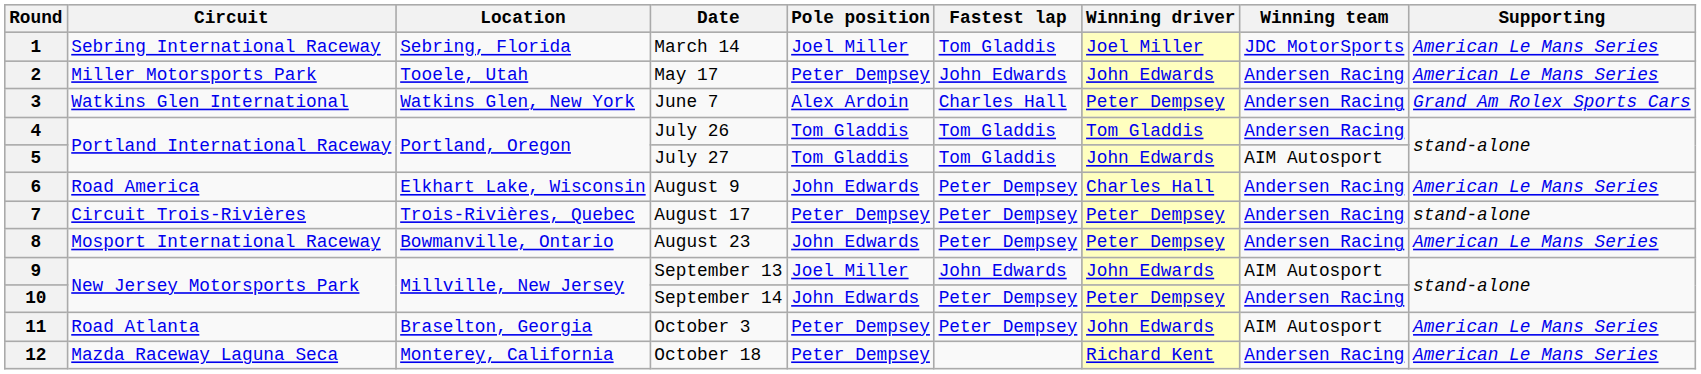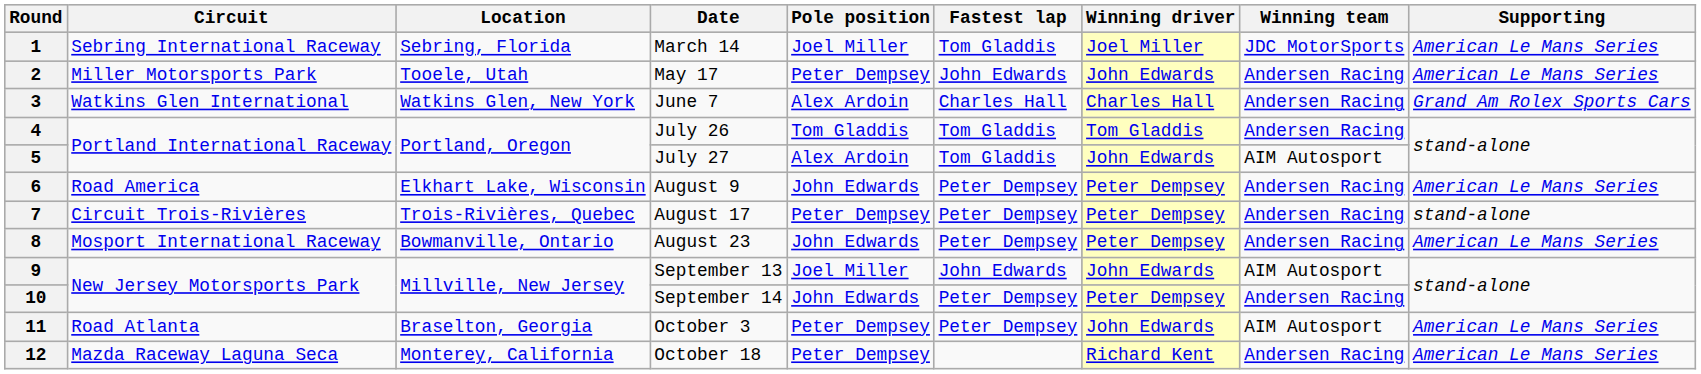(1155, 103) Peter Dempsey -> (1150, 103) Charles Hall
(850, 159) Tom Gladdis -> (850, 159) Alex Ardoin
(1150, 187) Charles Hall -> (1155, 187) Peter Dempsey
